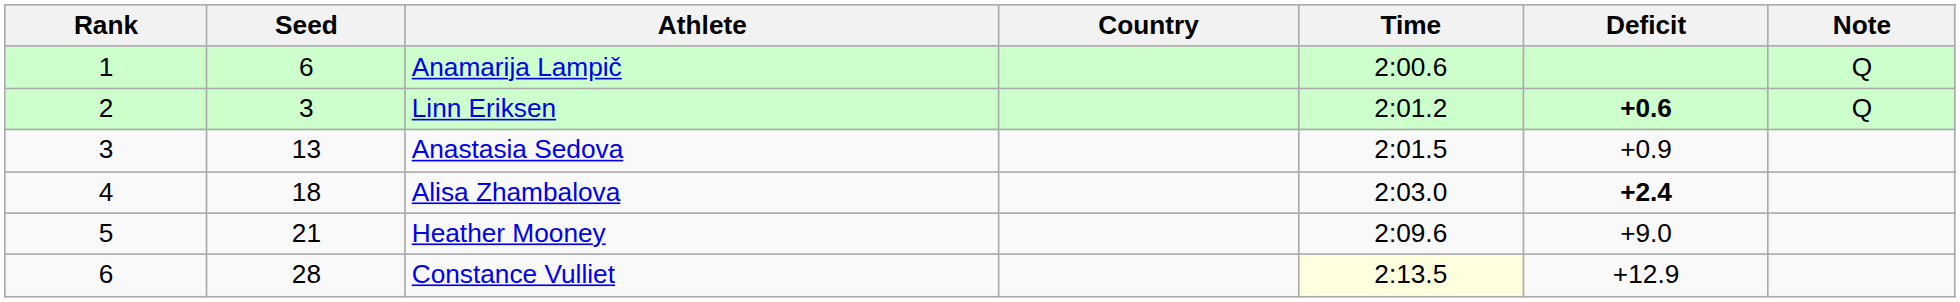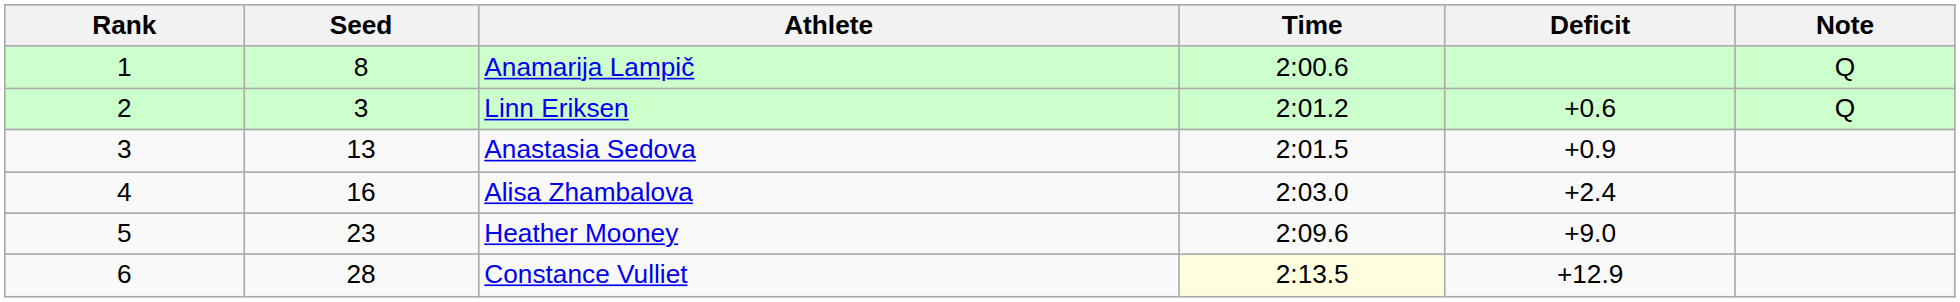- column: (1148, 25)
(306, 66) 6 -> (361, 66) 8
(1646, 108) bold -> (1590, 108) normal
(306, 191) 18 -> (361, 191) 16
(1646, 191) bold -> (1590, 191) normal
(306, 233) 21 -> (361, 233) 23
